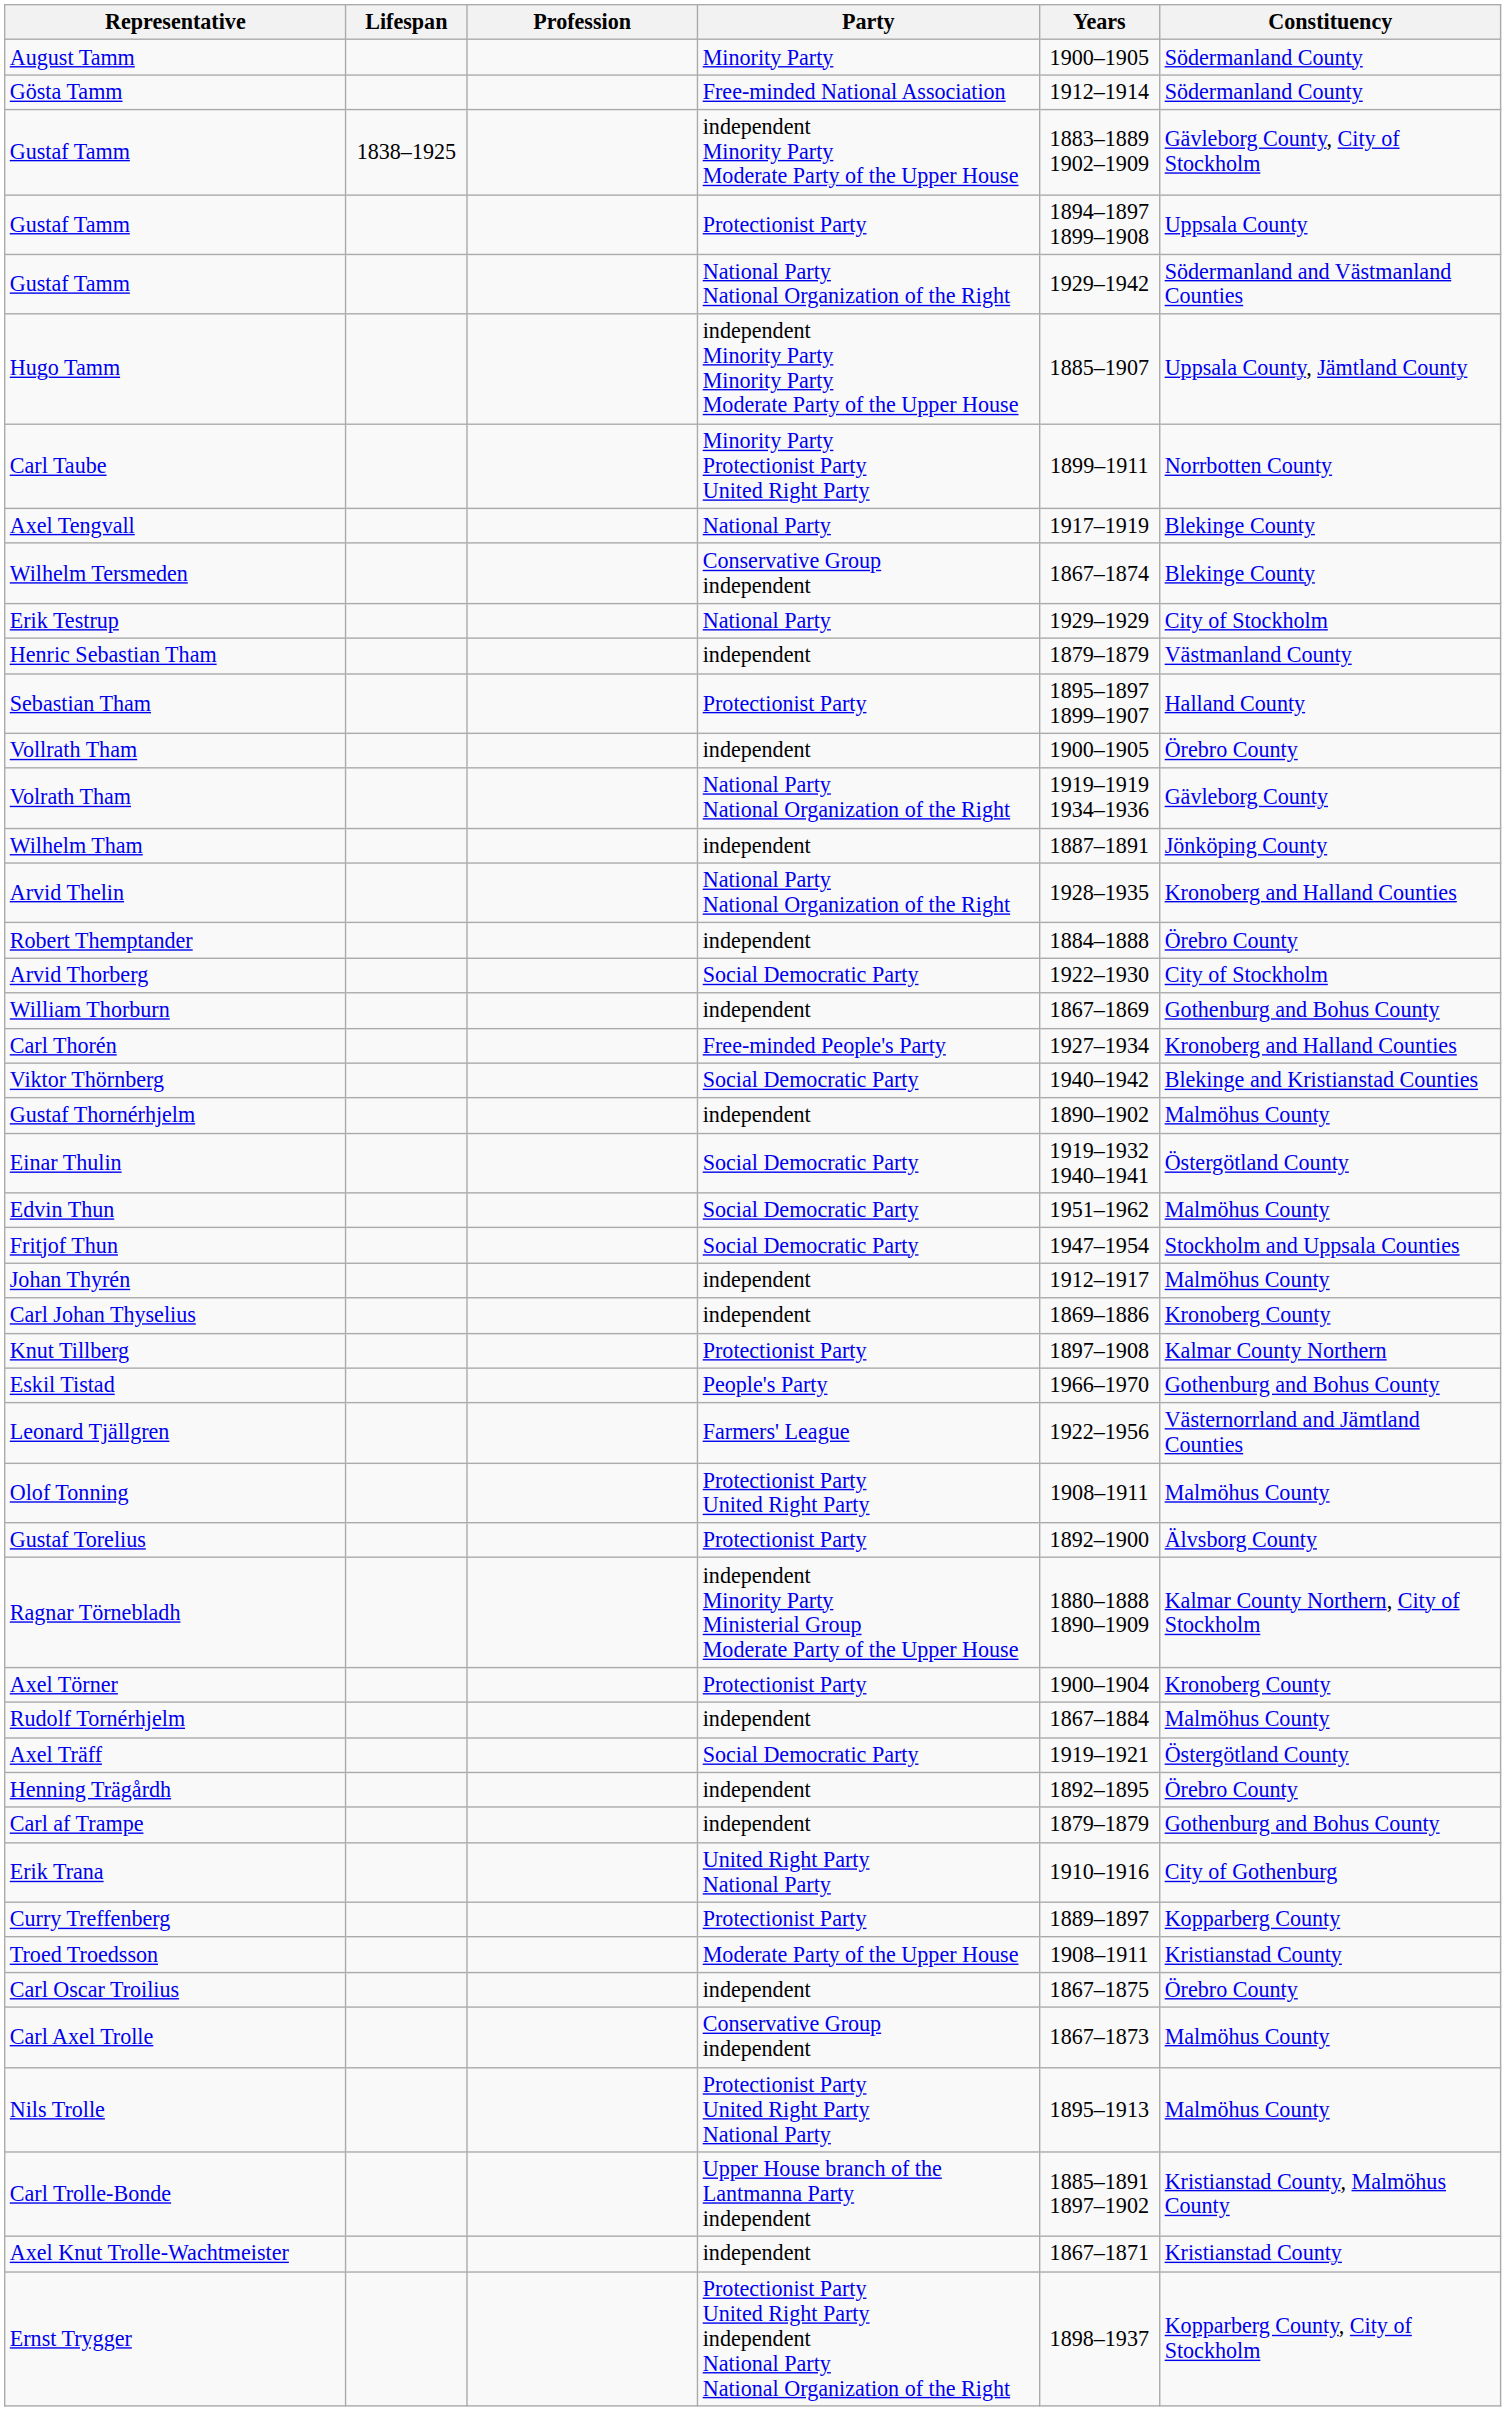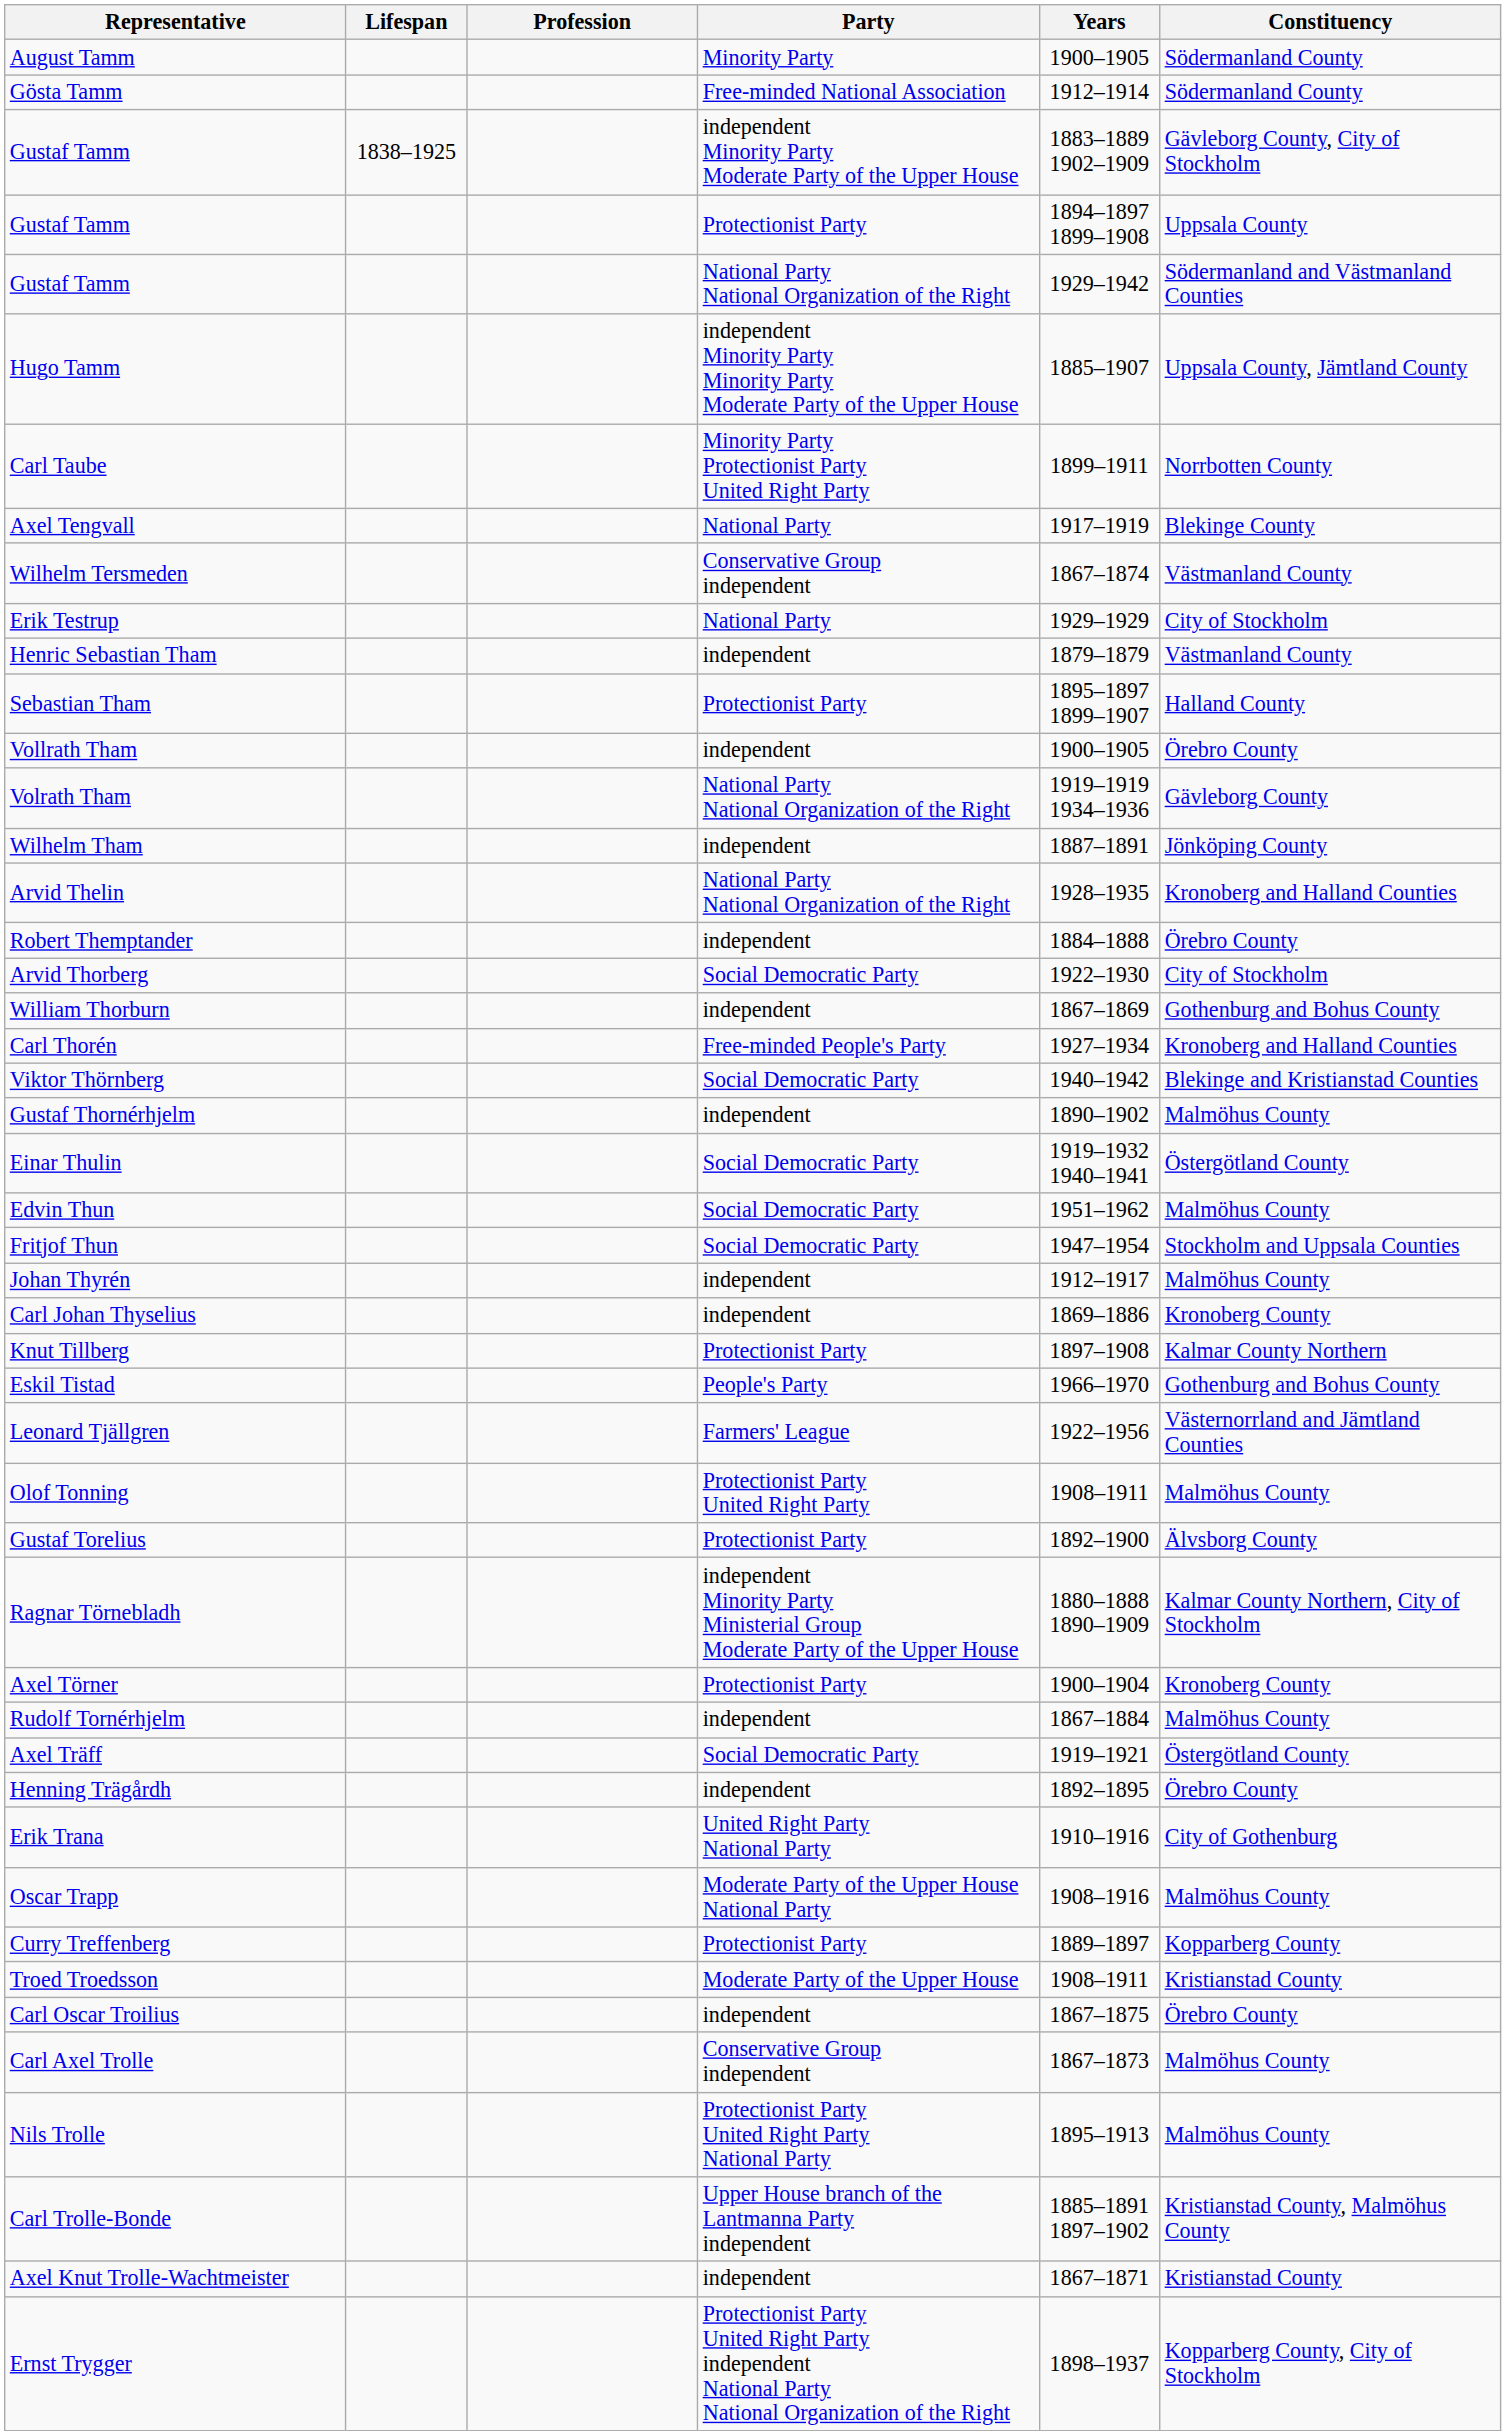(1240, 573) Blekinge County -> (1258, 573) Västmanland County
- row: (77, 1824)
+ row: (64, 1896)
